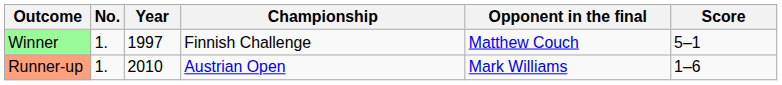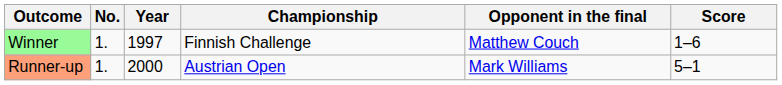(687, 42) 5–1 -> (687, 42) 1–6
(145, 67) 2010 -> (145, 67) 2000
(687, 67) 1–6 -> (687, 67) 5–1
